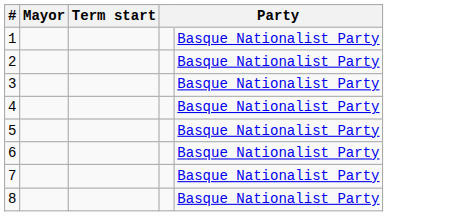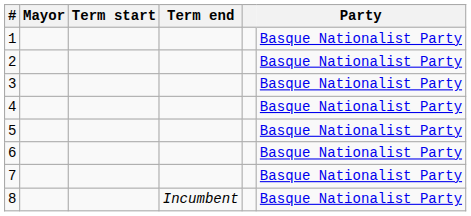+ column: (201, 16)
